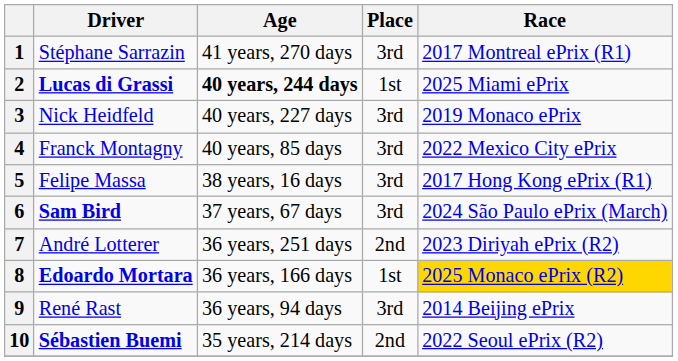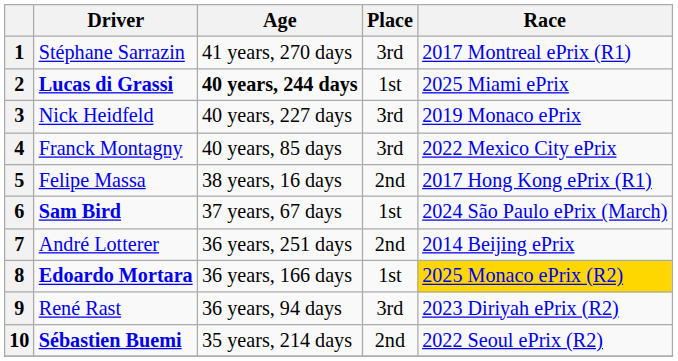(390, 180) 3rd -> (390, 180) 2nd
(390, 212) 3rd -> (390, 212) 1st
(520, 244) 2023 Diriyah ePrix (R2) -> (498, 244) 2014 Beijing ePrix
(498, 308) 2014 Beijing ePrix -> (520, 308) 2023 Diriyah ePrix (R2)
